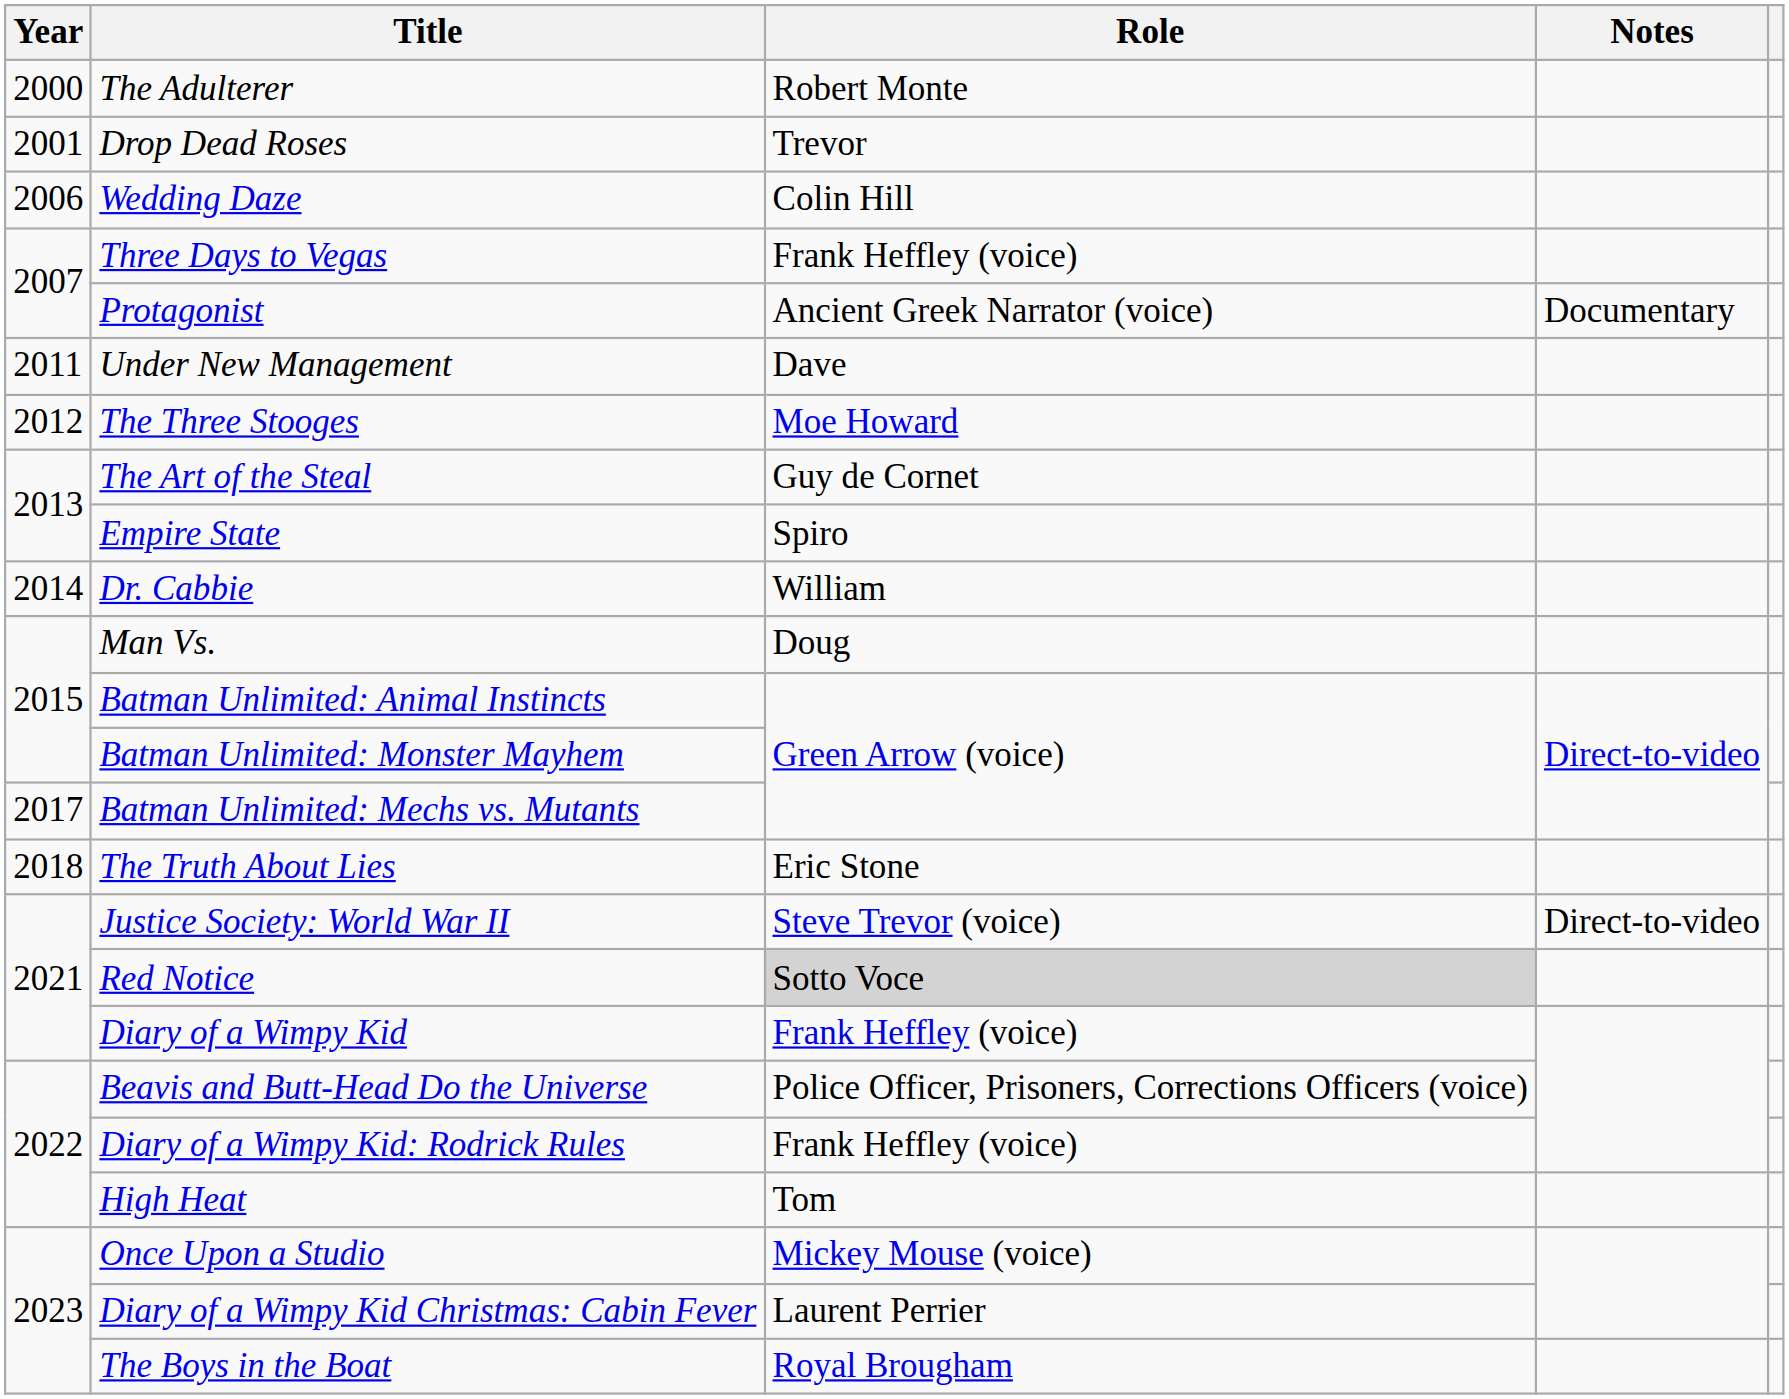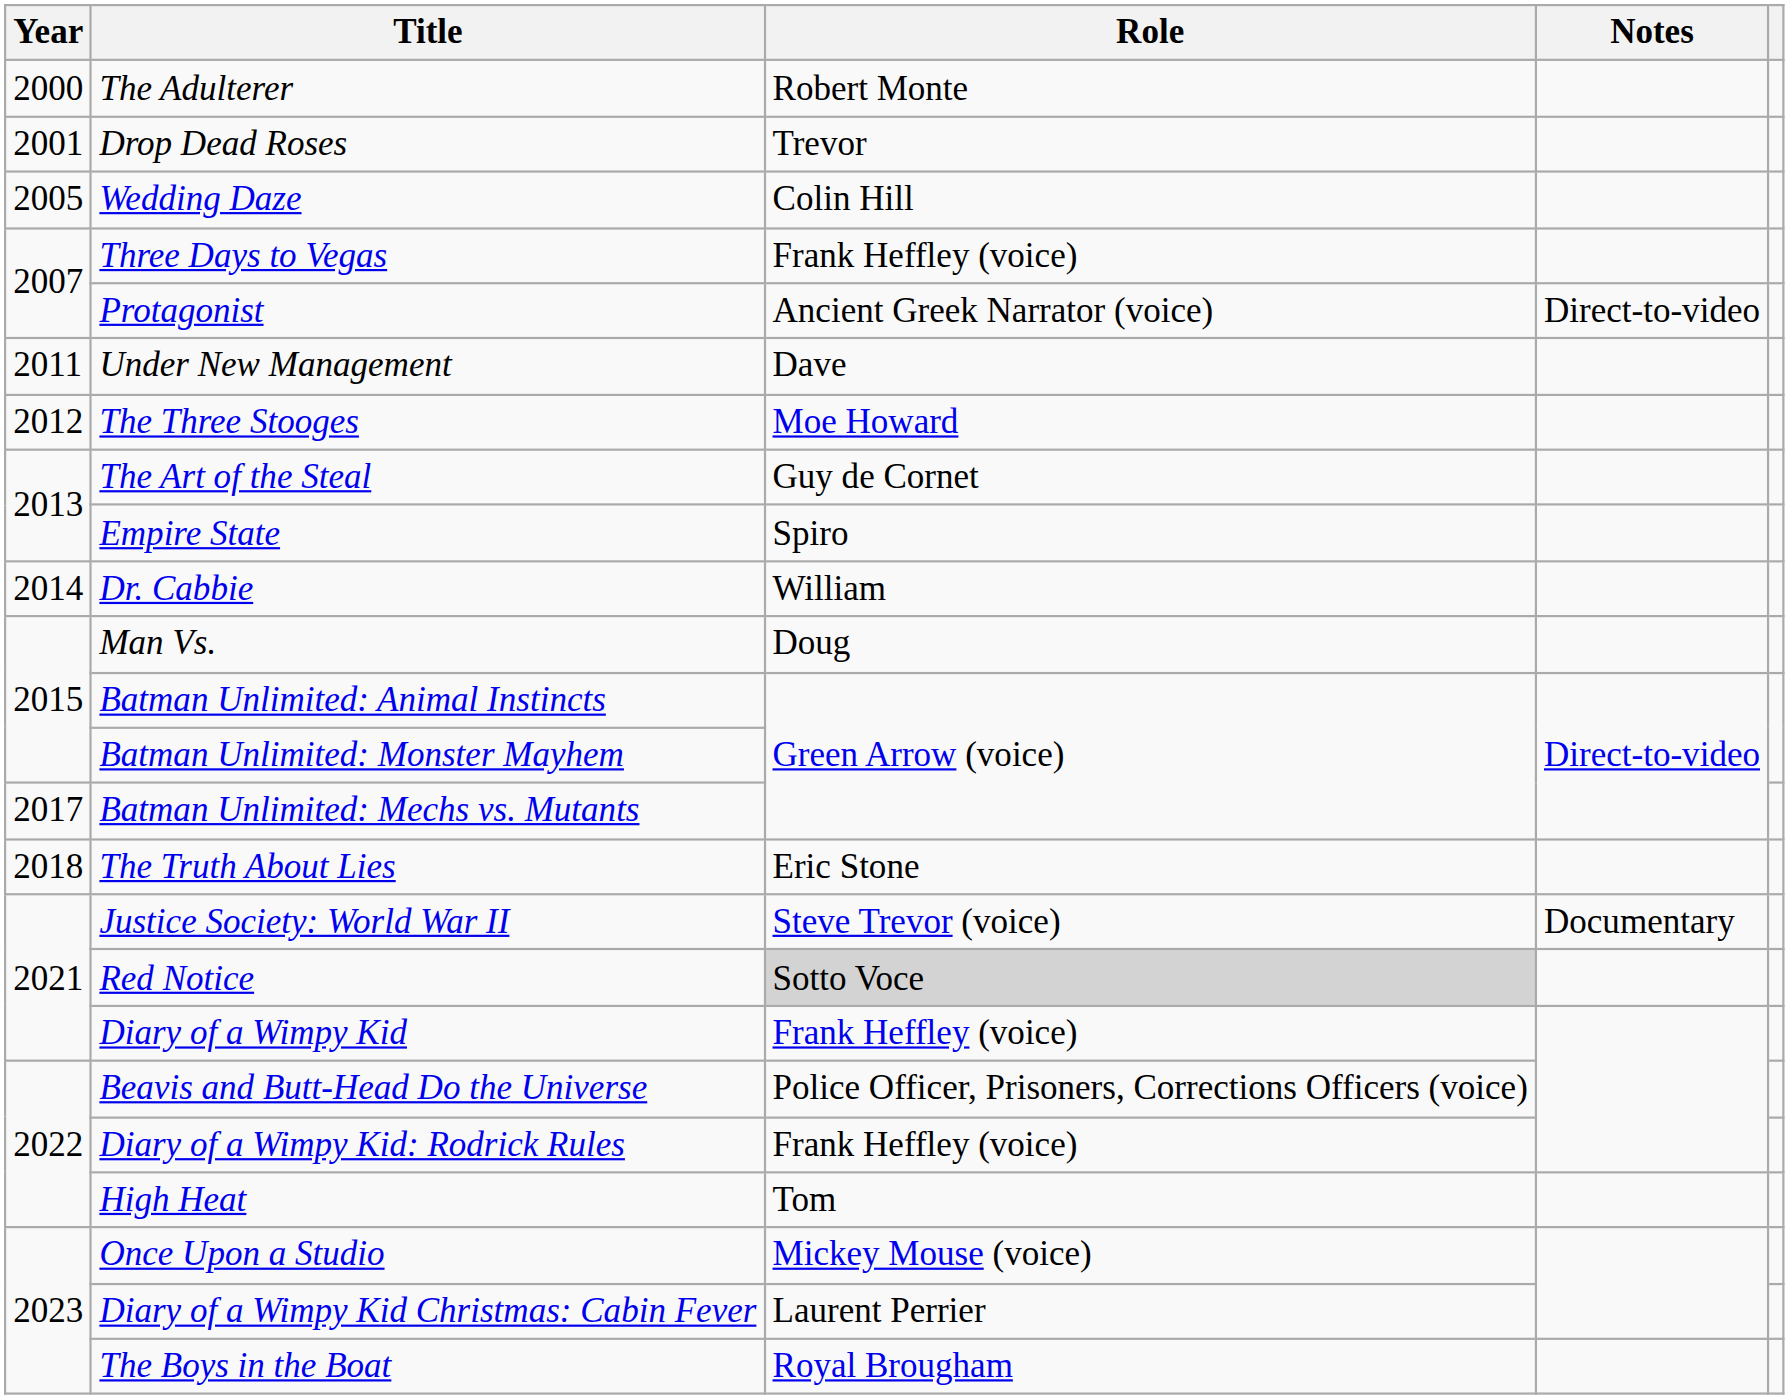(48, 198) 2006 -> (48, 198) 2005
(1639, 310) Documentary -> (1652, 310) Direct-to-video
(1652, 921) Direct-to-video -> (1639, 921) Documentary
